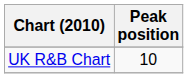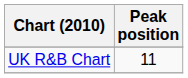(148, 60) 10 -> (148, 60) 11
